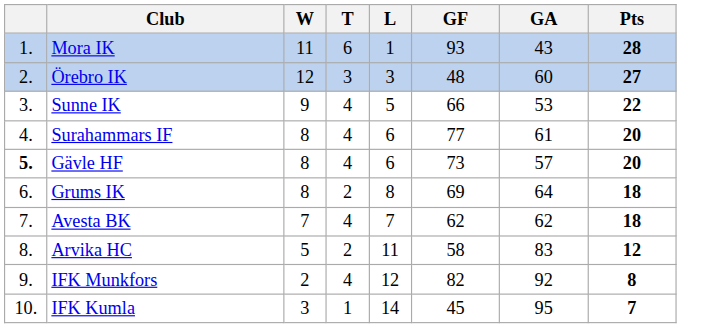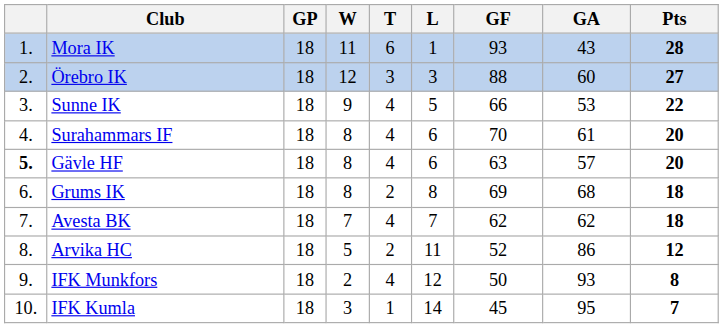+ column: (305, 18)
(456, 76) 48 -> (498, 76) 88
(456, 134) 77 -> (498, 134) 70
(456, 163) 73 -> (498, 163) 63
(544, 192) 64 -> (586, 192) 68
(456, 250) 58 -> (498, 250) 52
(544, 250) 83 -> (586, 250) 86
(456, 279) 82 -> (498, 279) 50
(544, 279) 92 -> (586, 279) 93
